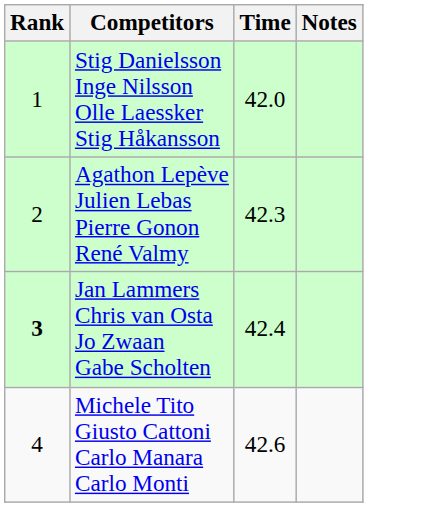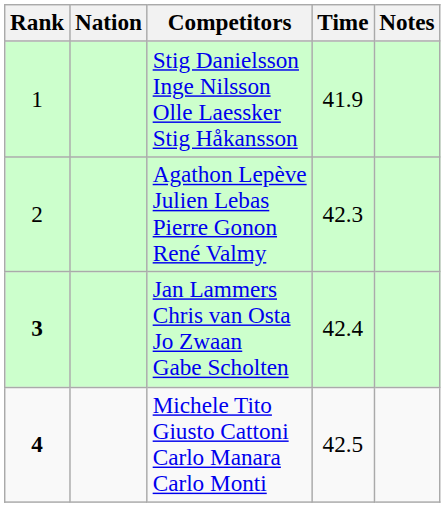+ column: (108, 22)
(265, 98) 42.0 -> (343, 98) 41.9
(37, 444) normal -> (37, 444) bold
(265, 444) 42.6 -> (343, 444) 42.5
